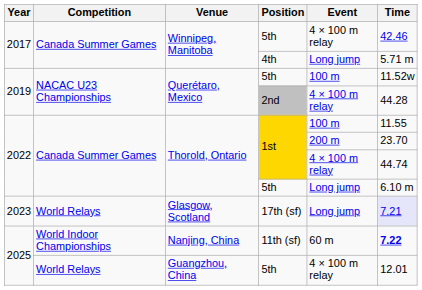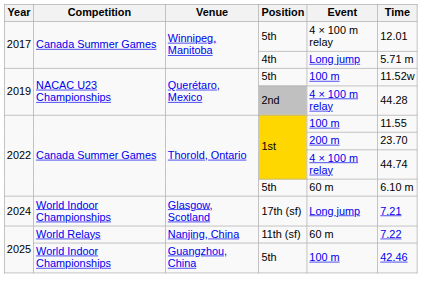(394, 36) 42.46 -> (394, 36) 12.01
(335, 187) Long jump -> (321, 187) 60 m
(19, 211) 2023 -> (19, 211) 2024
(68, 211) World Relays -> (74, 211) World Indoor Championships
(391, 211) lavender background -> (391, 211) no background
(74, 240) World Indoor Championships -> (68, 234) World Relays
(391, 240) bold -> (391, 234) normal
(68, 270) World Relays -> (74, 258) World Indoor Championships
(334, 270) 4 × 100 m relay -> (324, 258) 100 m
(394, 270) 12.01 -> (394, 258) 42.46
